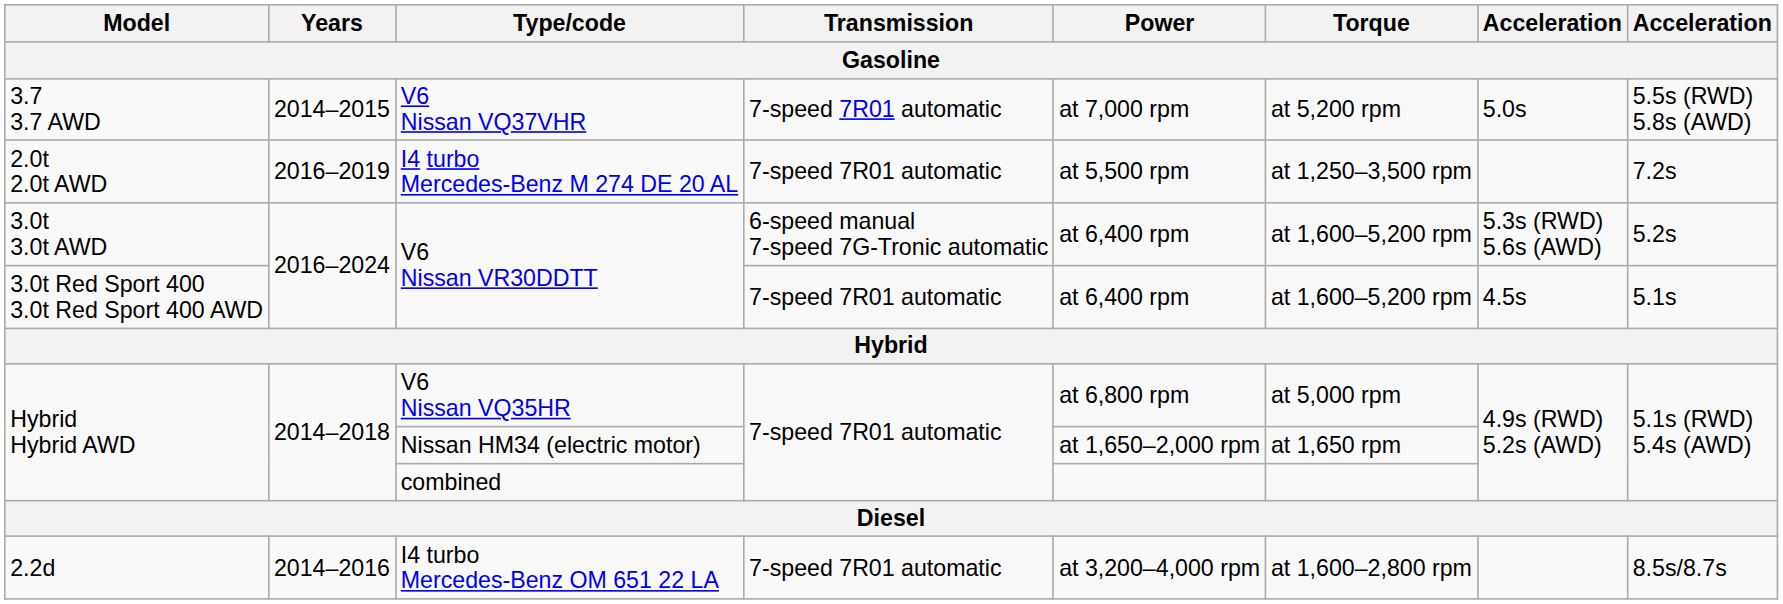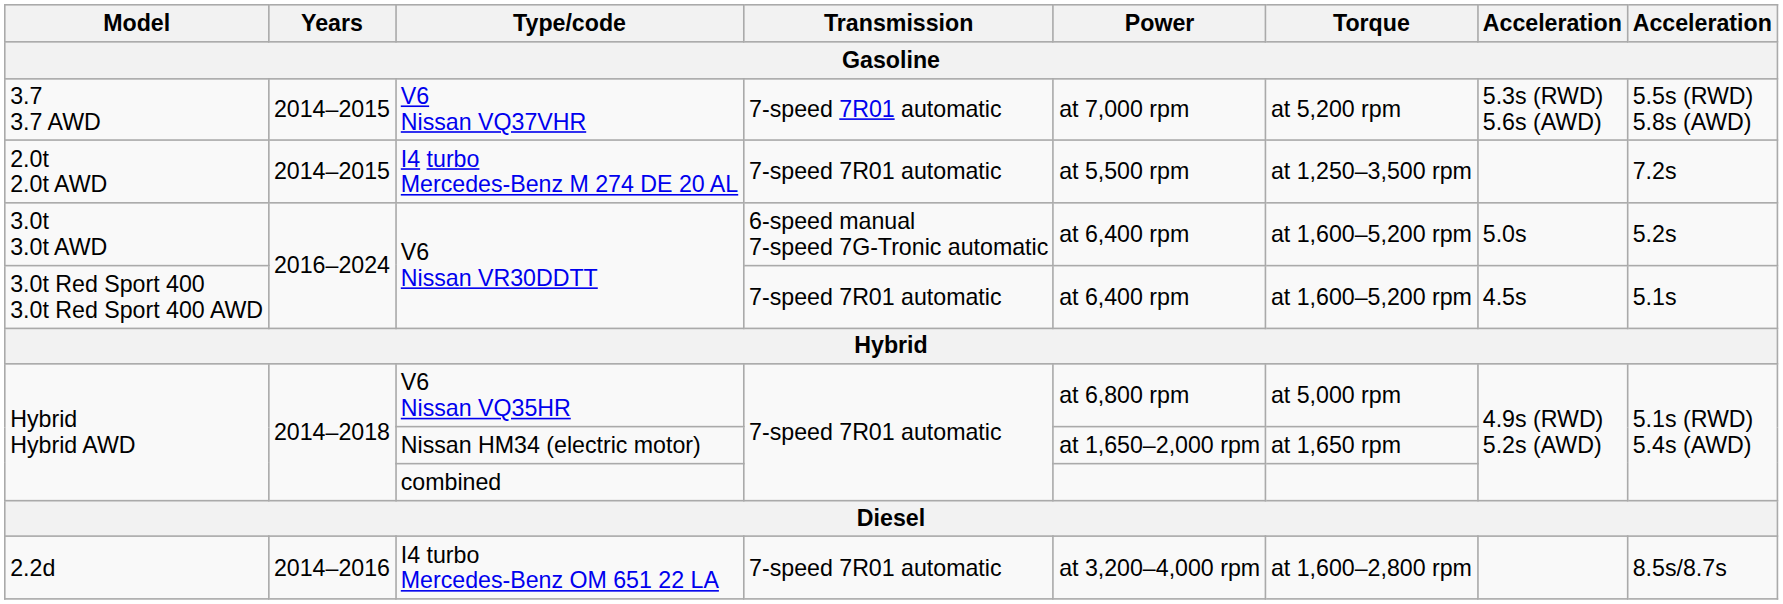(1505, 110) 5.0s -> (1543, 110) 5.3s (RWD) 5.6s (AWD)
(332, 172) 2016–2019 -> (332, 172) 2014–2015
(1543, 234) 5.3s (RWD) 5.6s (AWD) -> (1505, 234) 5.0s
